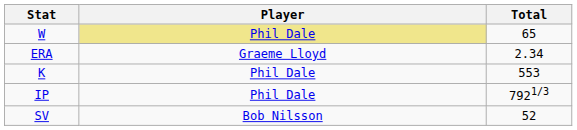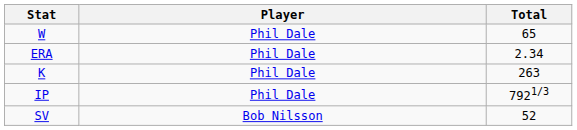(283, 34) khaki background -> (283, 34) no background
(283, 54) Graeme Lloyd -> (283, 54) Phil Dale
(529, 73) 553 -> (529, 73) 263
